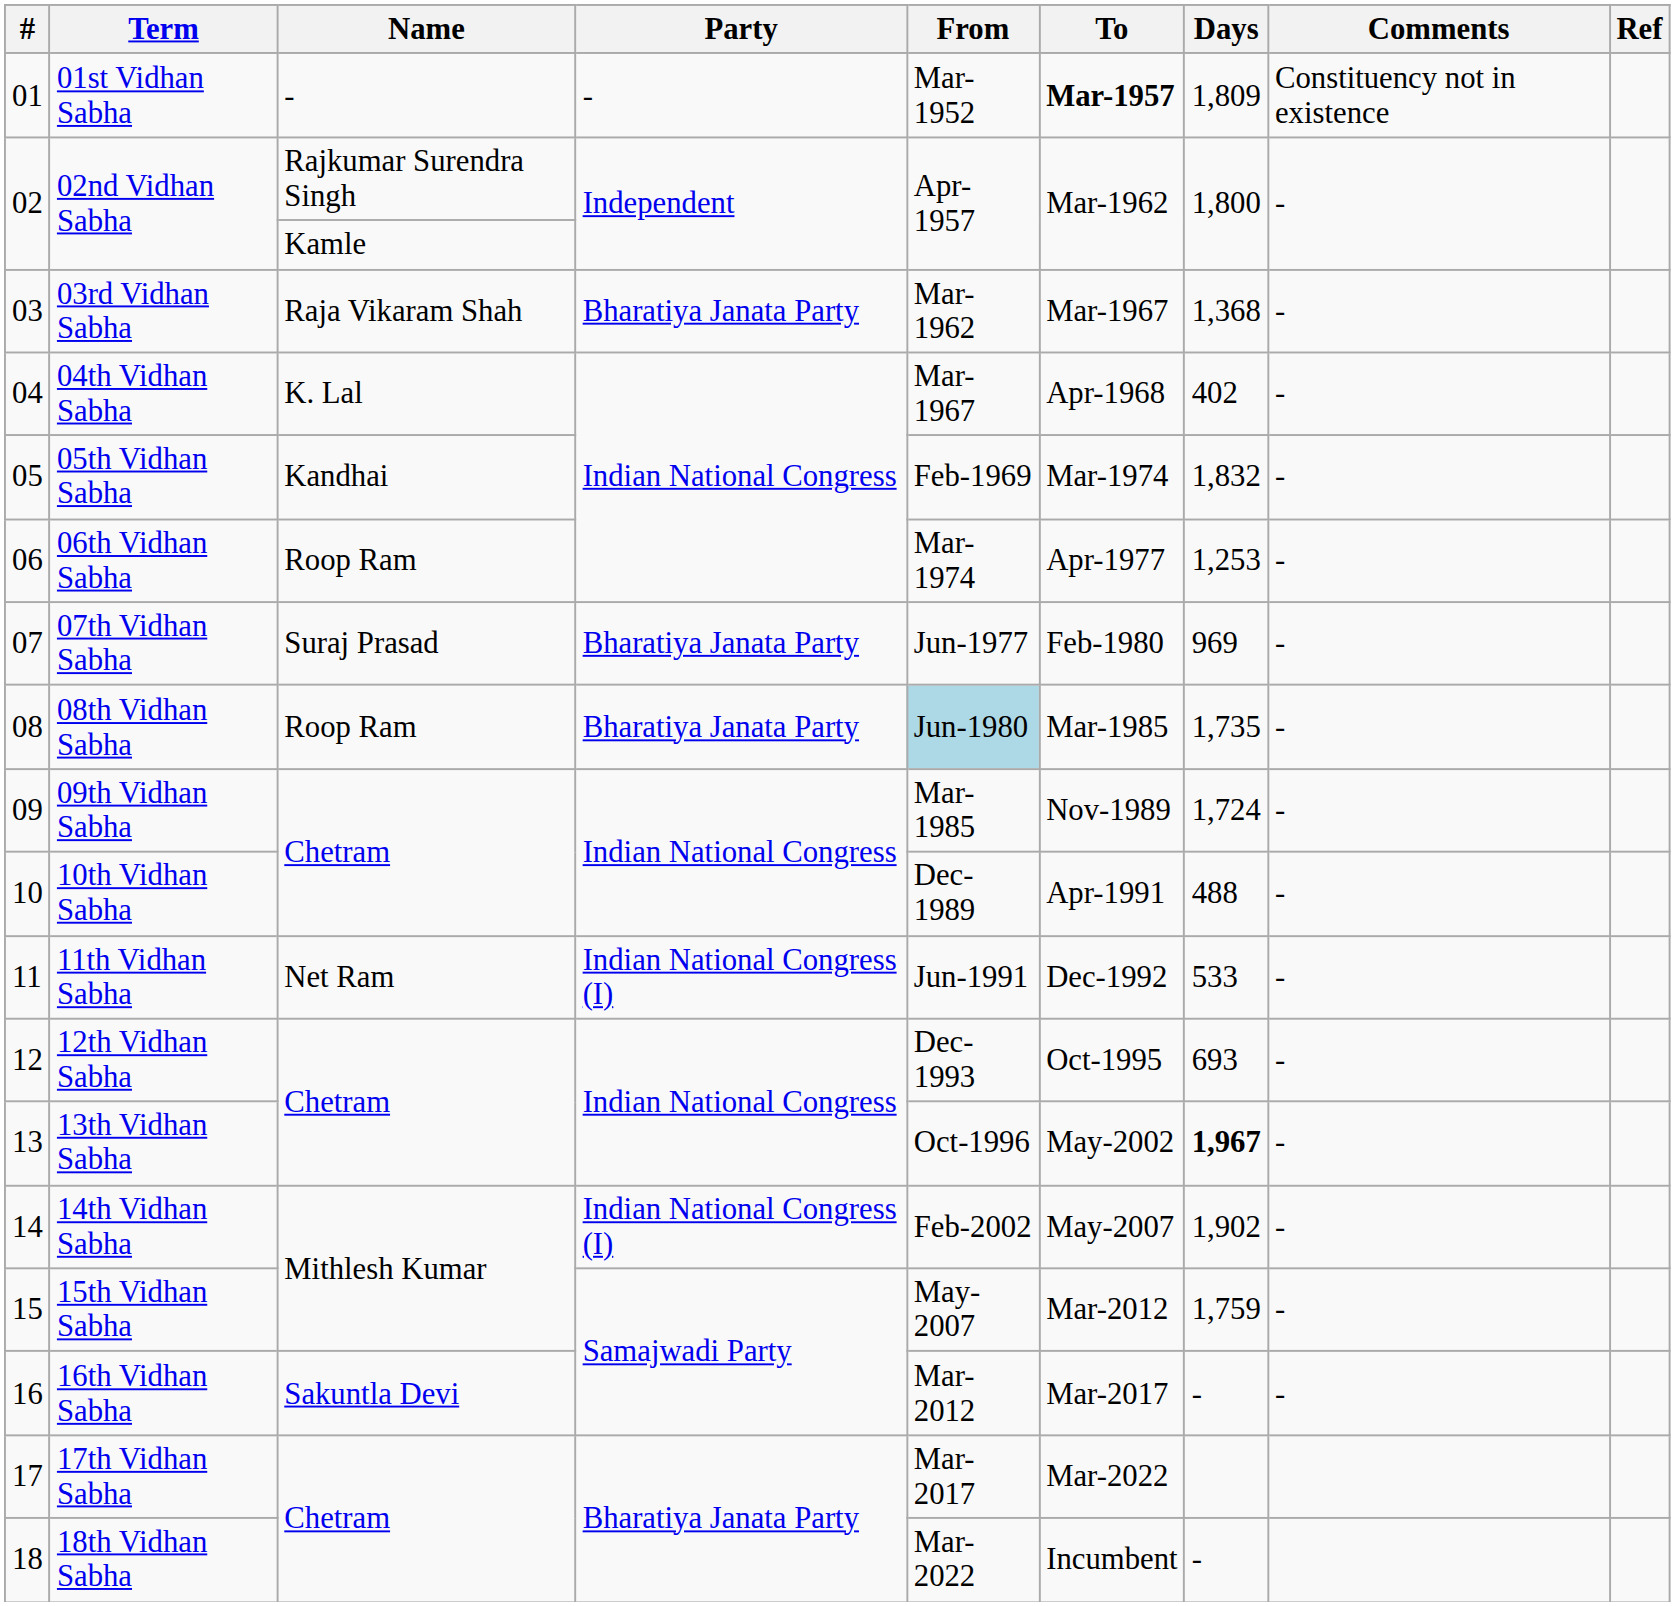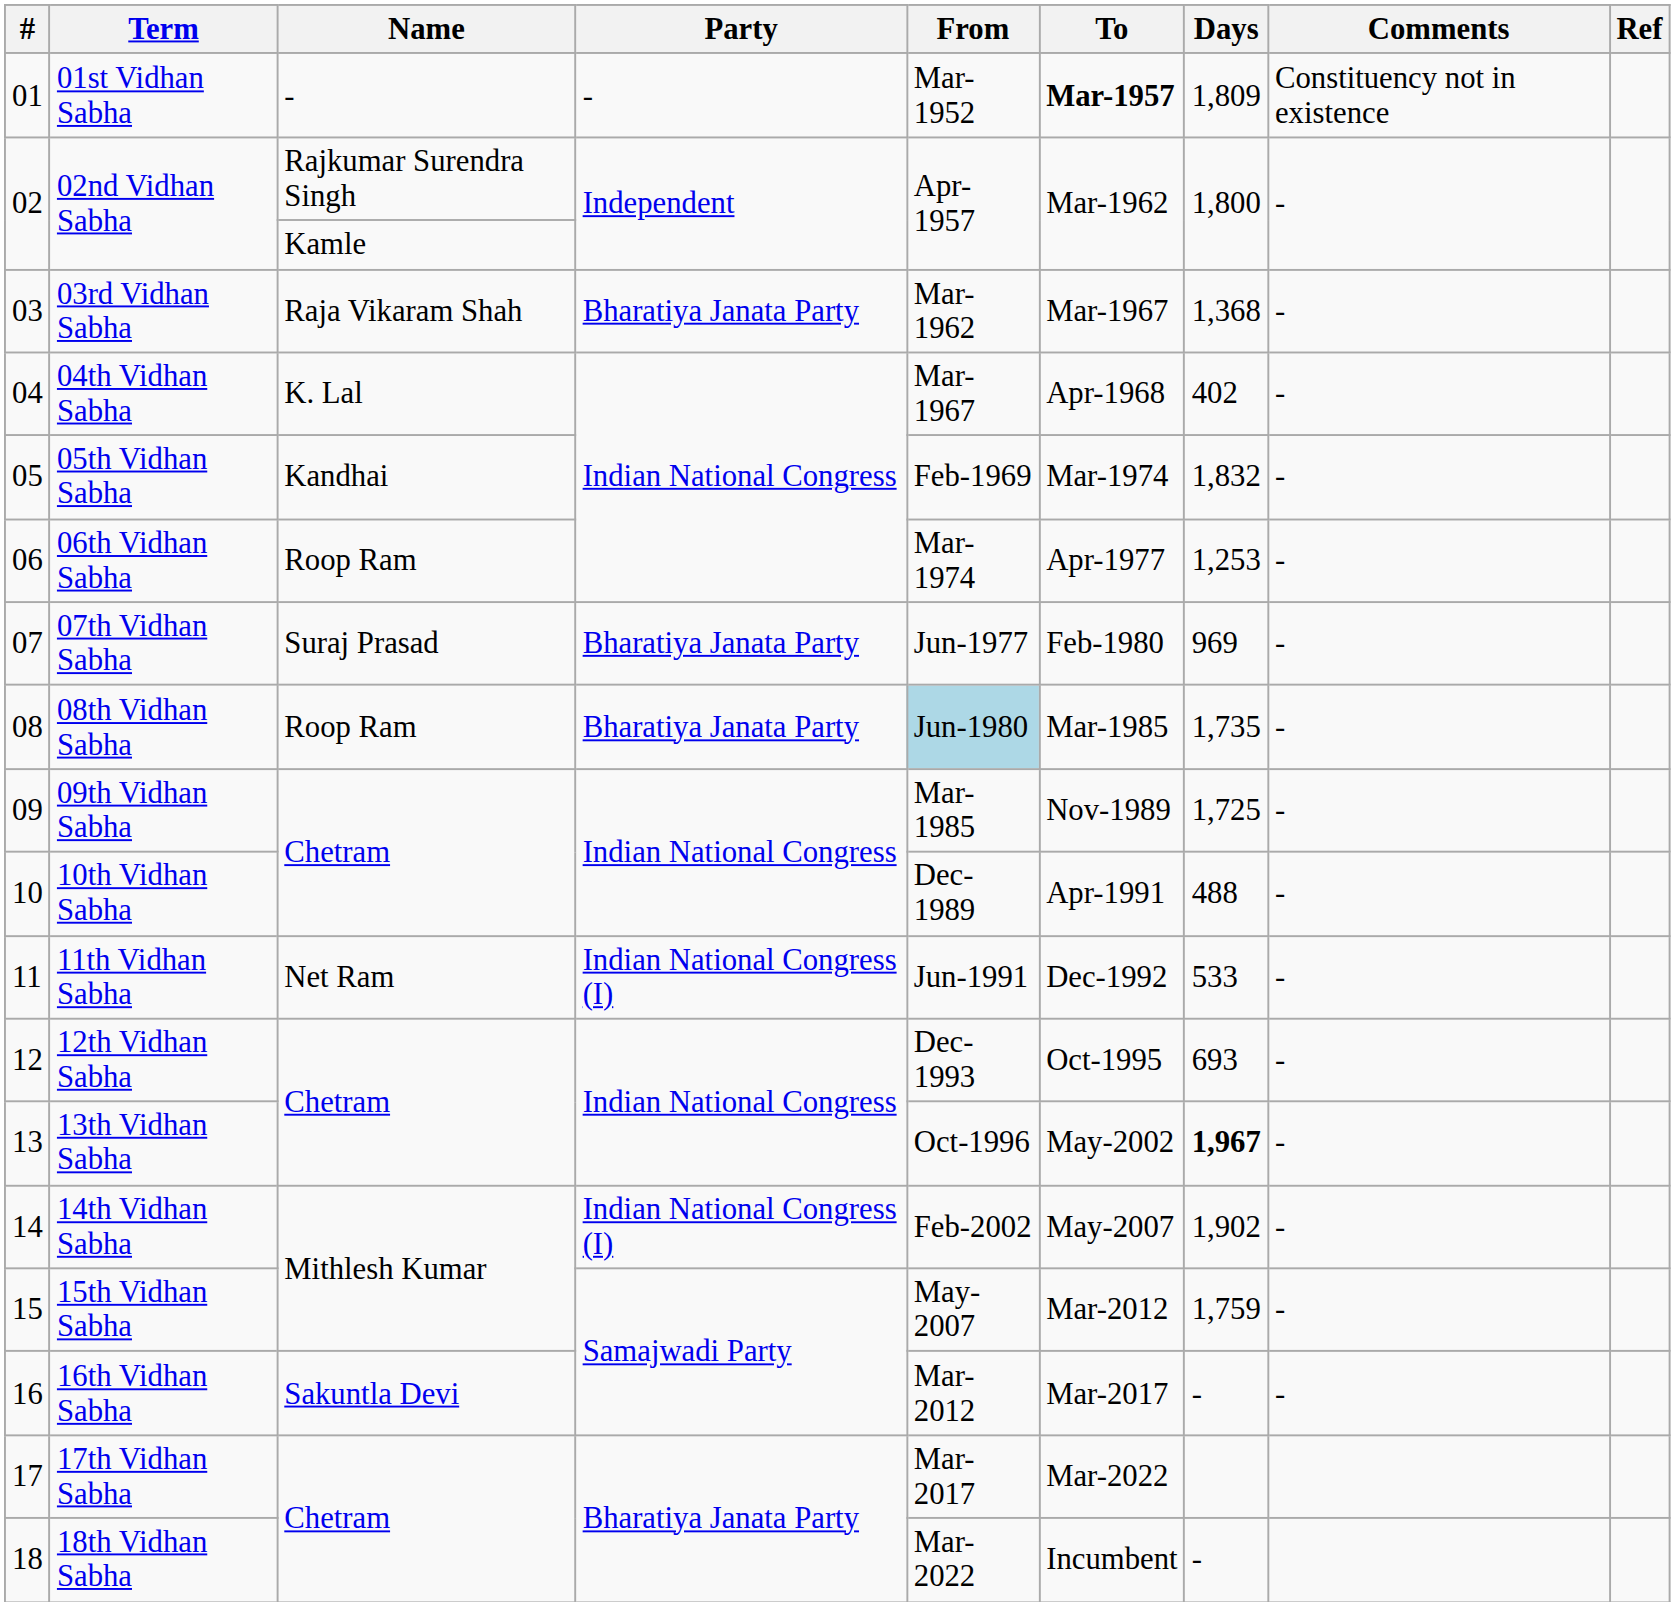(1226, 809) 1,724 -> (1226, 809) 1,725
